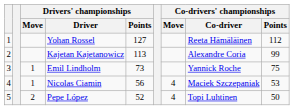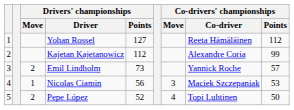(140, 54) 113 -> (140, 54) 112
(33, 68) 1 -> (33, 68) 2
(275, 68) 75 -> (275, 68) 57
(173, 83) 4 -> (173, 83) 3
